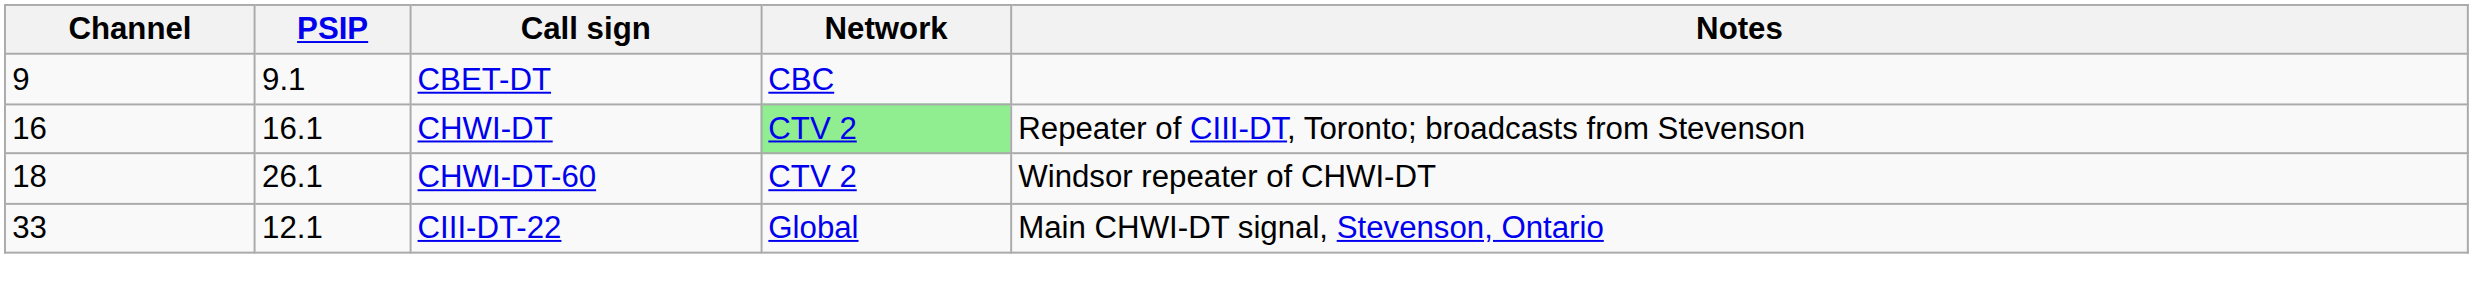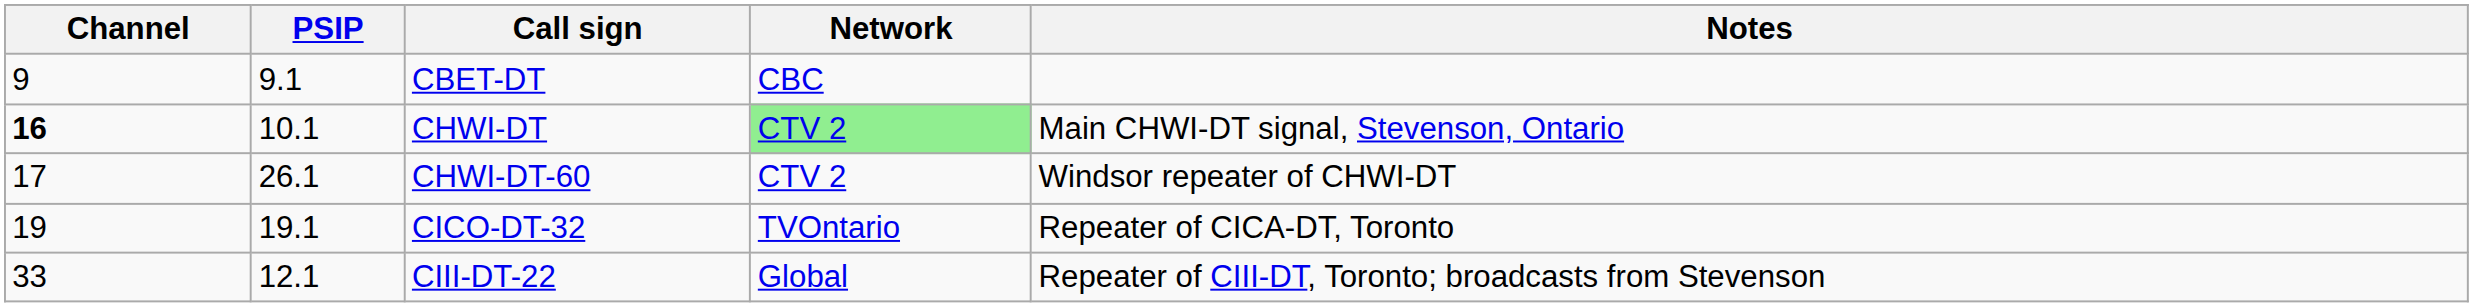(30, 128) normal -> (30, 128) bold
(292, 128) 16.1 -> (289, 128) 10.1
(1412, 128) Repeater of CIII-DT, Toronto; broadcasts from Stevenson -> (1331, 128) Main CHWI-DT signal, Stevenson, Ontario
(30, 177) 18 -> (30, 177) 17
+ row: (499, 227)
(1311, 227) Main CHWI-DT signal, Stevenson, Ontario -> (1432, 276) Repeater of CIII-DT, Toronto; broadcasts from Stevenson
